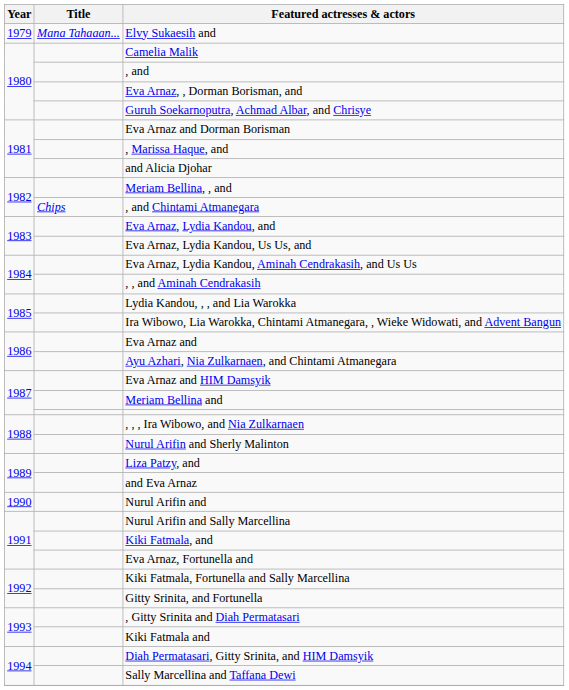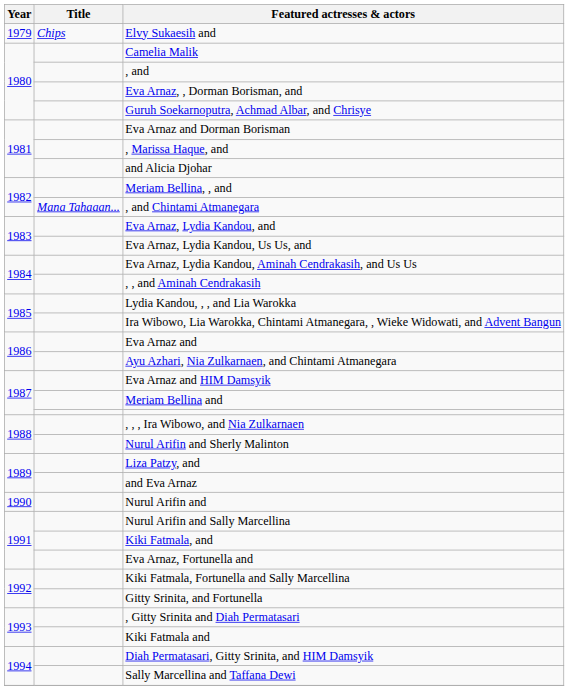(78, 33) Mana Tahaaan... -> (51, 33) Chips
(51, 206) Chips -> (78, 206) Mana Tahaaan...
